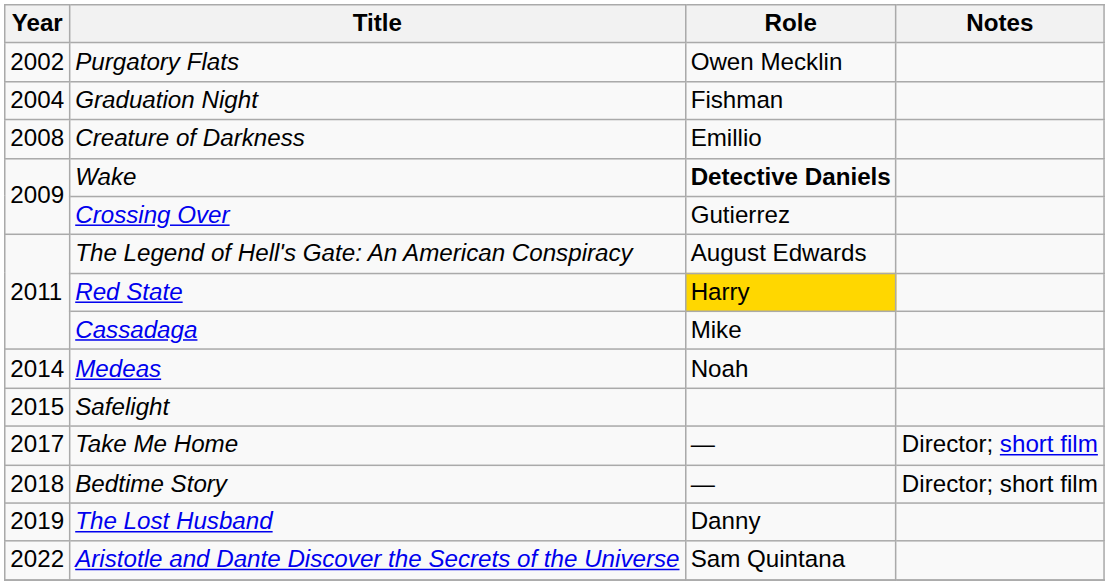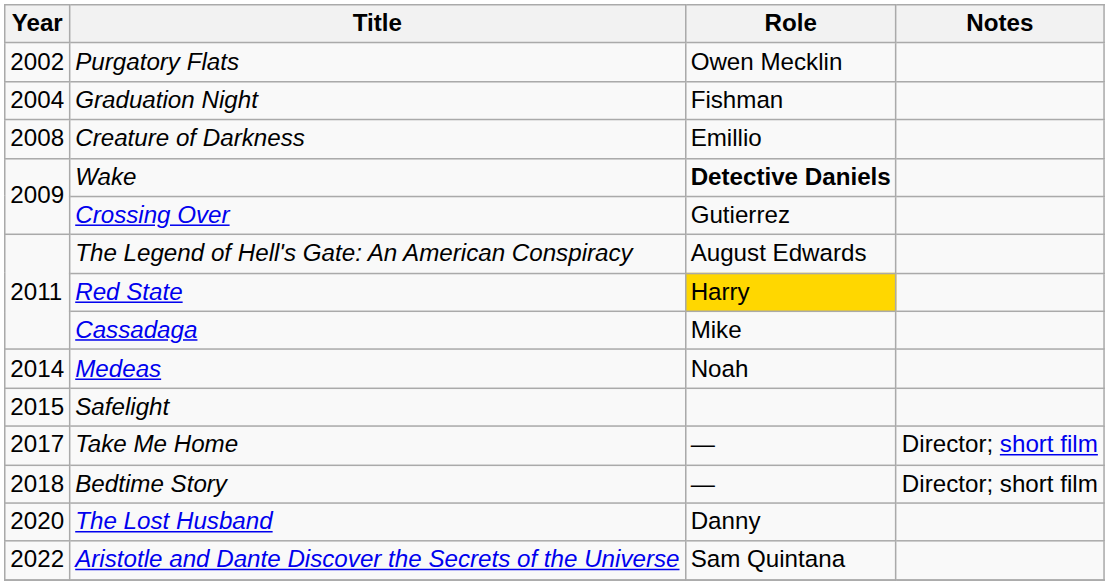(37, 521) 2019 -> (37, 521) 2020
